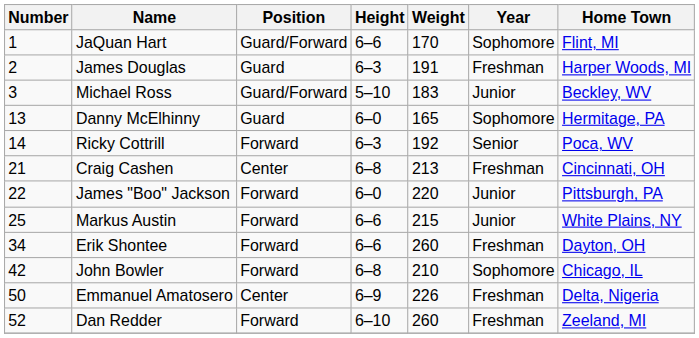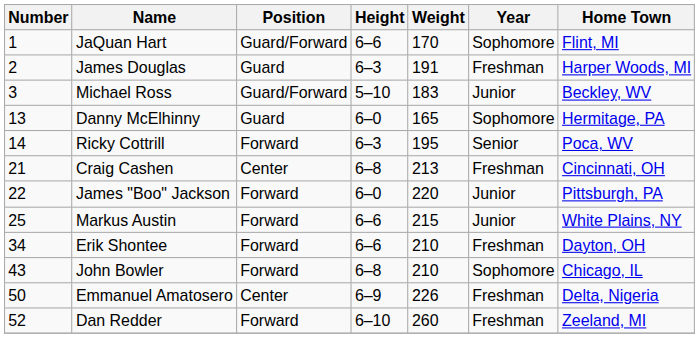(425, 144) 192 -> (425, 144) 195
(425, 245) 260 -> (425, 245) 210
(17, 270) 42 -> (17, 270) 43
